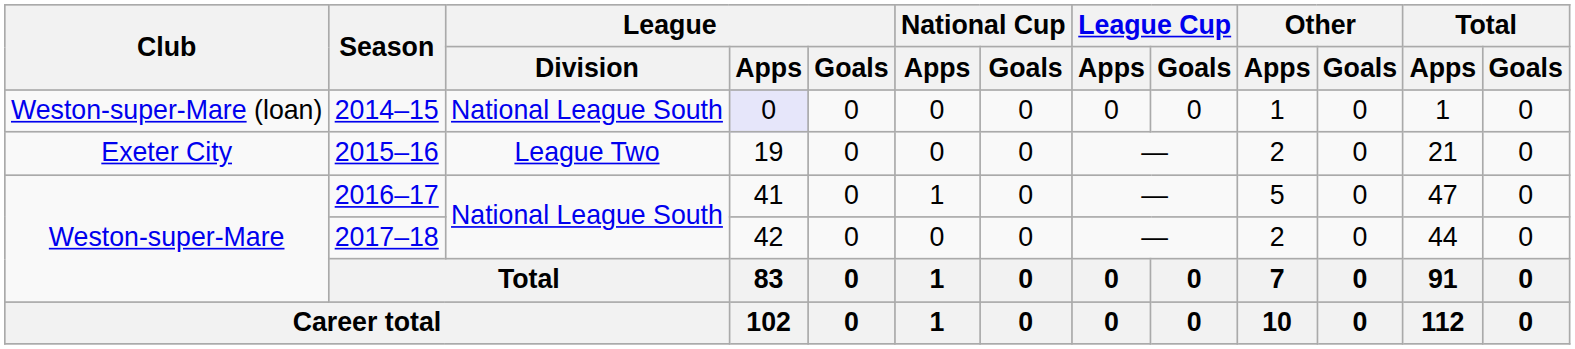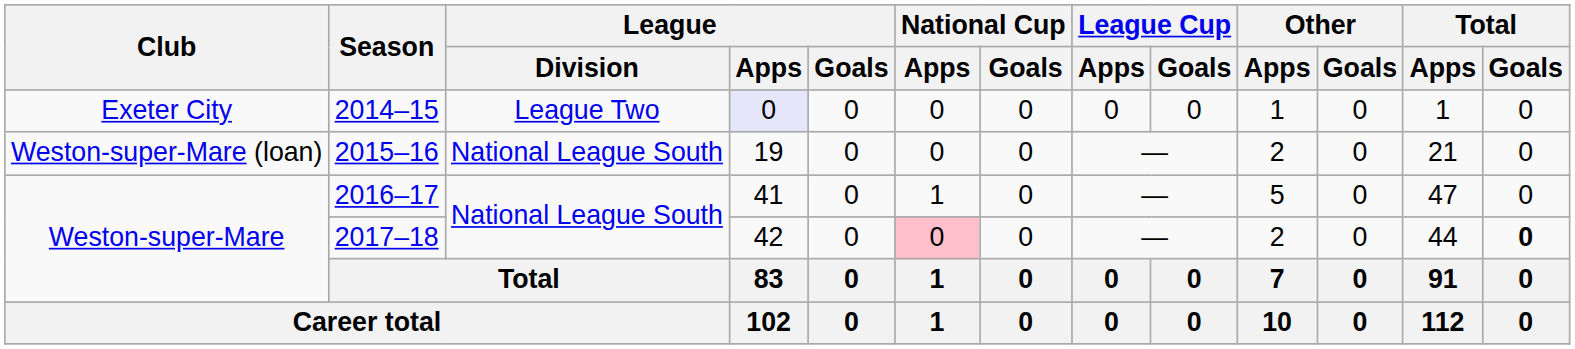(167, 110) Weston-super-Mare (loan) -> (167, 110) Exeter City
(587, 110) National League South -> (587, 110) League Two
(167, 152) Exeter City -> (167, 152) Weston-super-Mare (loan)
(587, 152) League Two -> (587, 152) National League South
(937, 237) no background -> (937, 237) pink background
(1526, 237) normal -> (1526, 237) bold
